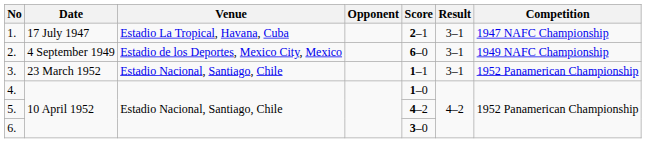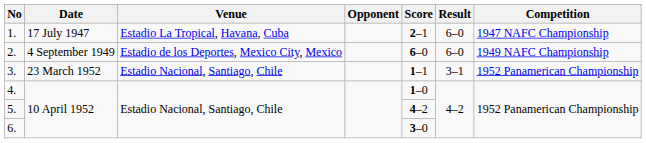(455, 33) 3–1 -> (455, 33) 6–0
(455, 52) 3–1 -> (455, 52) 6–0
